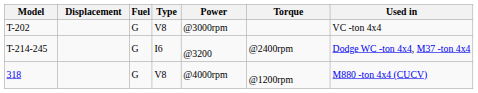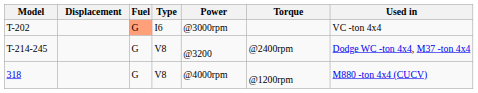(135, 27) no background -> (135, 27) lightsalmon background
(160, 27) V8 -> (158, 27) I6
(158, 48) I6 -> (160, 48) V8
